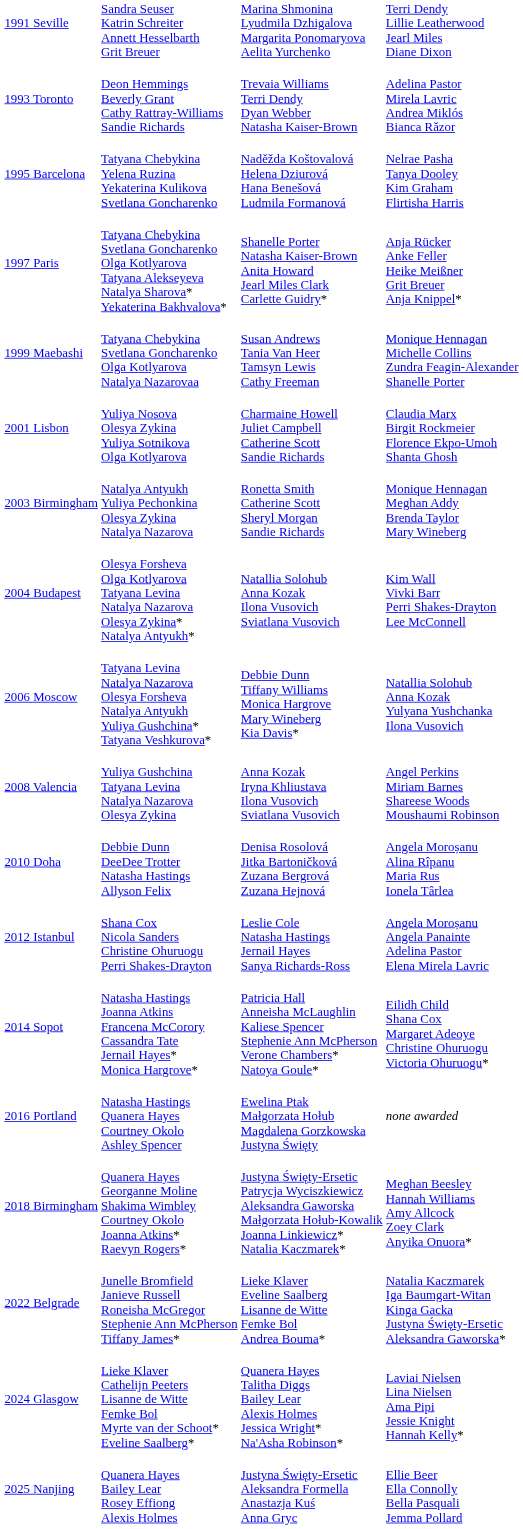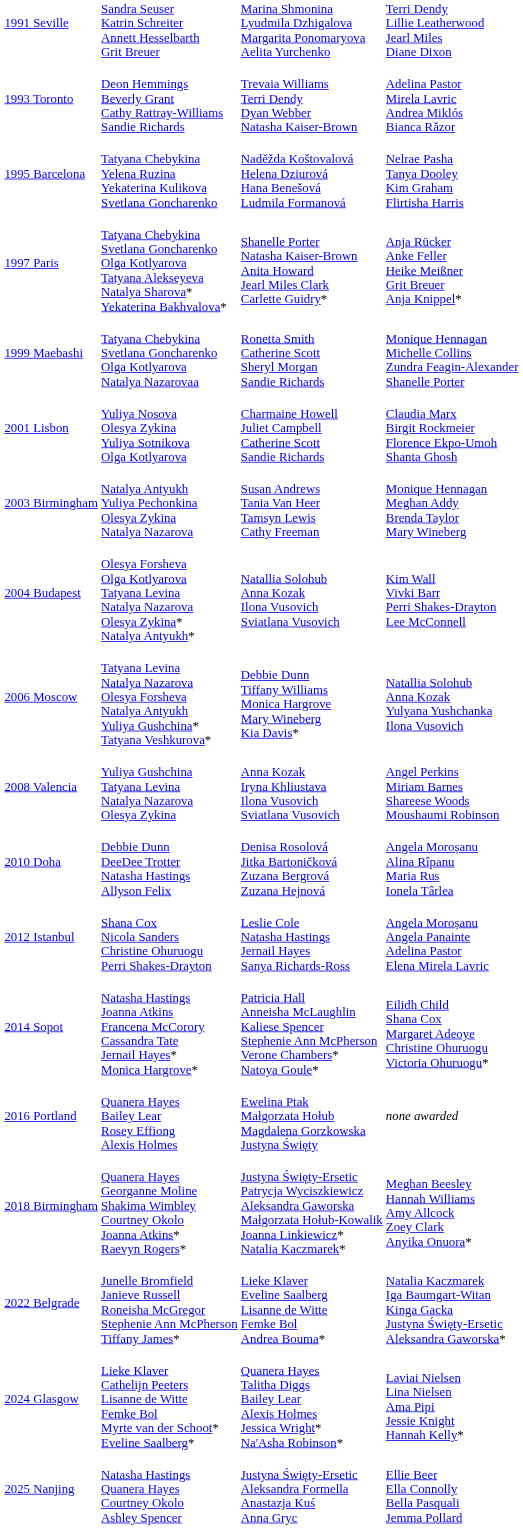(280, 360) Susan Andrews Tania Van Heer Tamsyn Lewis Cathy Freeman -> (283, 360) Ronetta Smith Catherine Scott Sheryl Morgan Sandie Richards
(283, 510) Ronetta Smith Catherine Scott Sheryl Morgan Sandie Richards -> (280, 510) Susan Andrews Tania Van Heer Tamsyn Lewis Cathy Freeman
(146, 1123) Natasha Hastings Quanera Hayes Courtney Okolo Ashley Spencer -> (140, 1123) Quanera Hayes Bailey Lear Rosey Effiong Alexis Holmes
(140, 1496) Quanera Hayes Bailey Lear Rosey Effiong Alexis Holmes -> (146, 1496) Natasha Hastings Quanera Hayes Courtney Okolo Ashley Spencer
